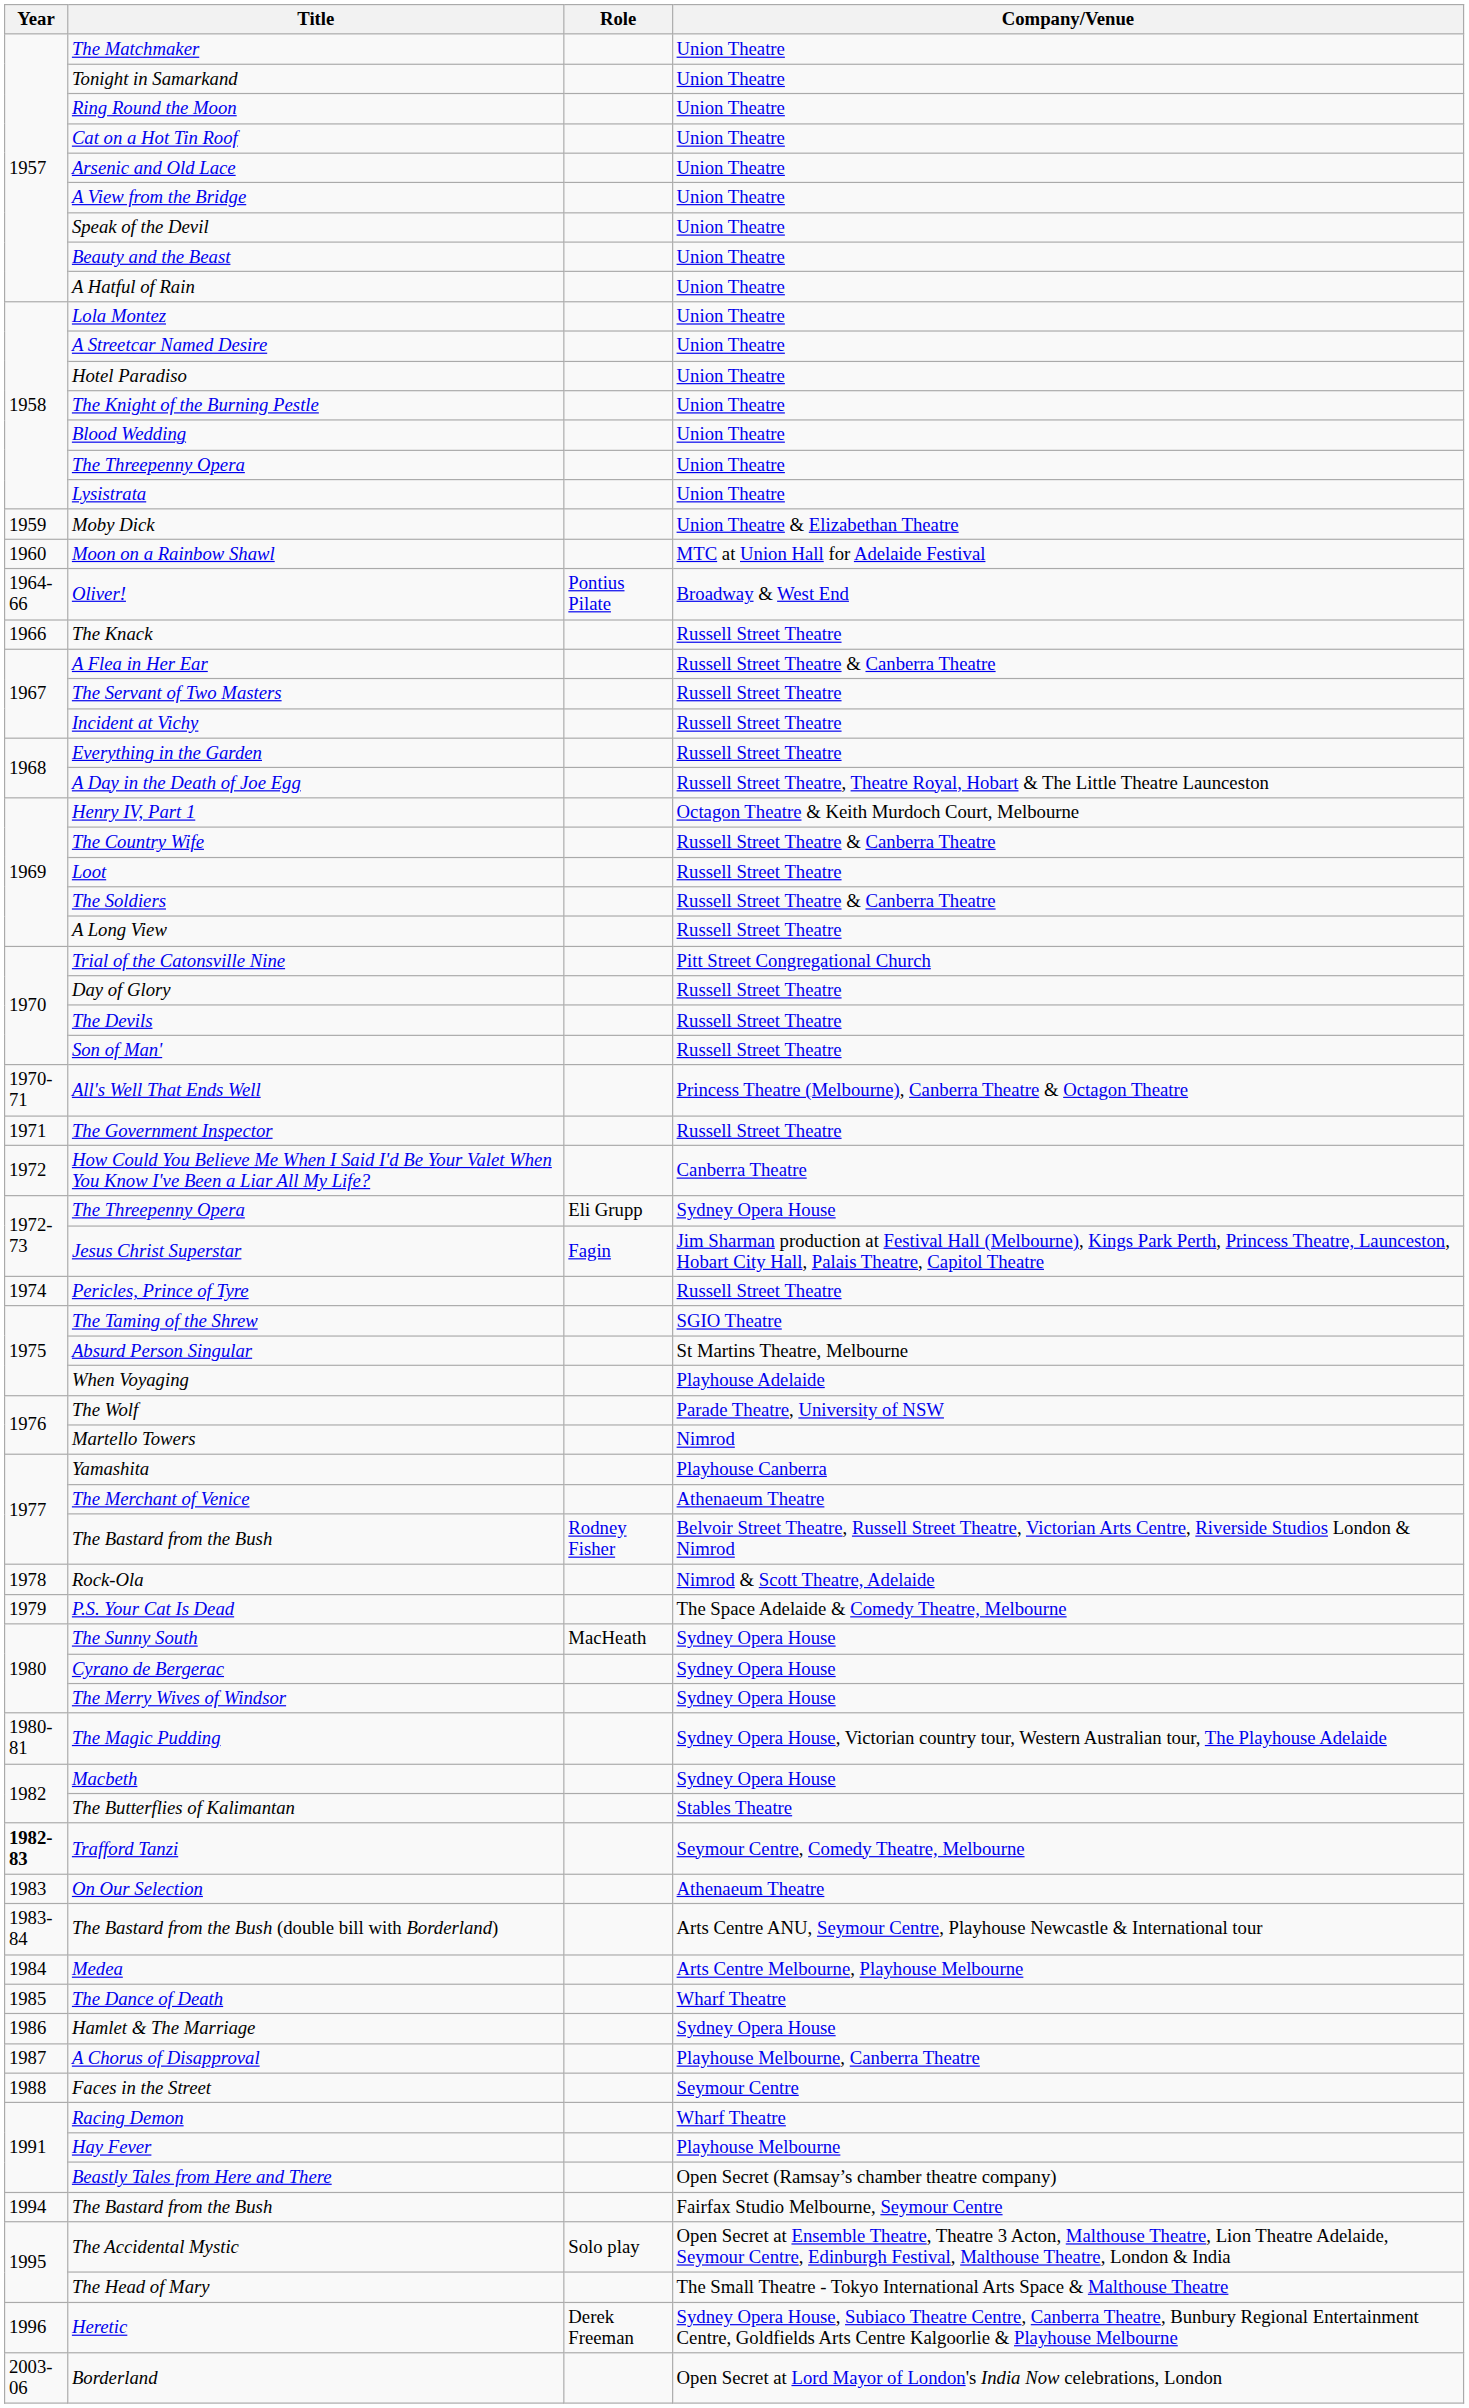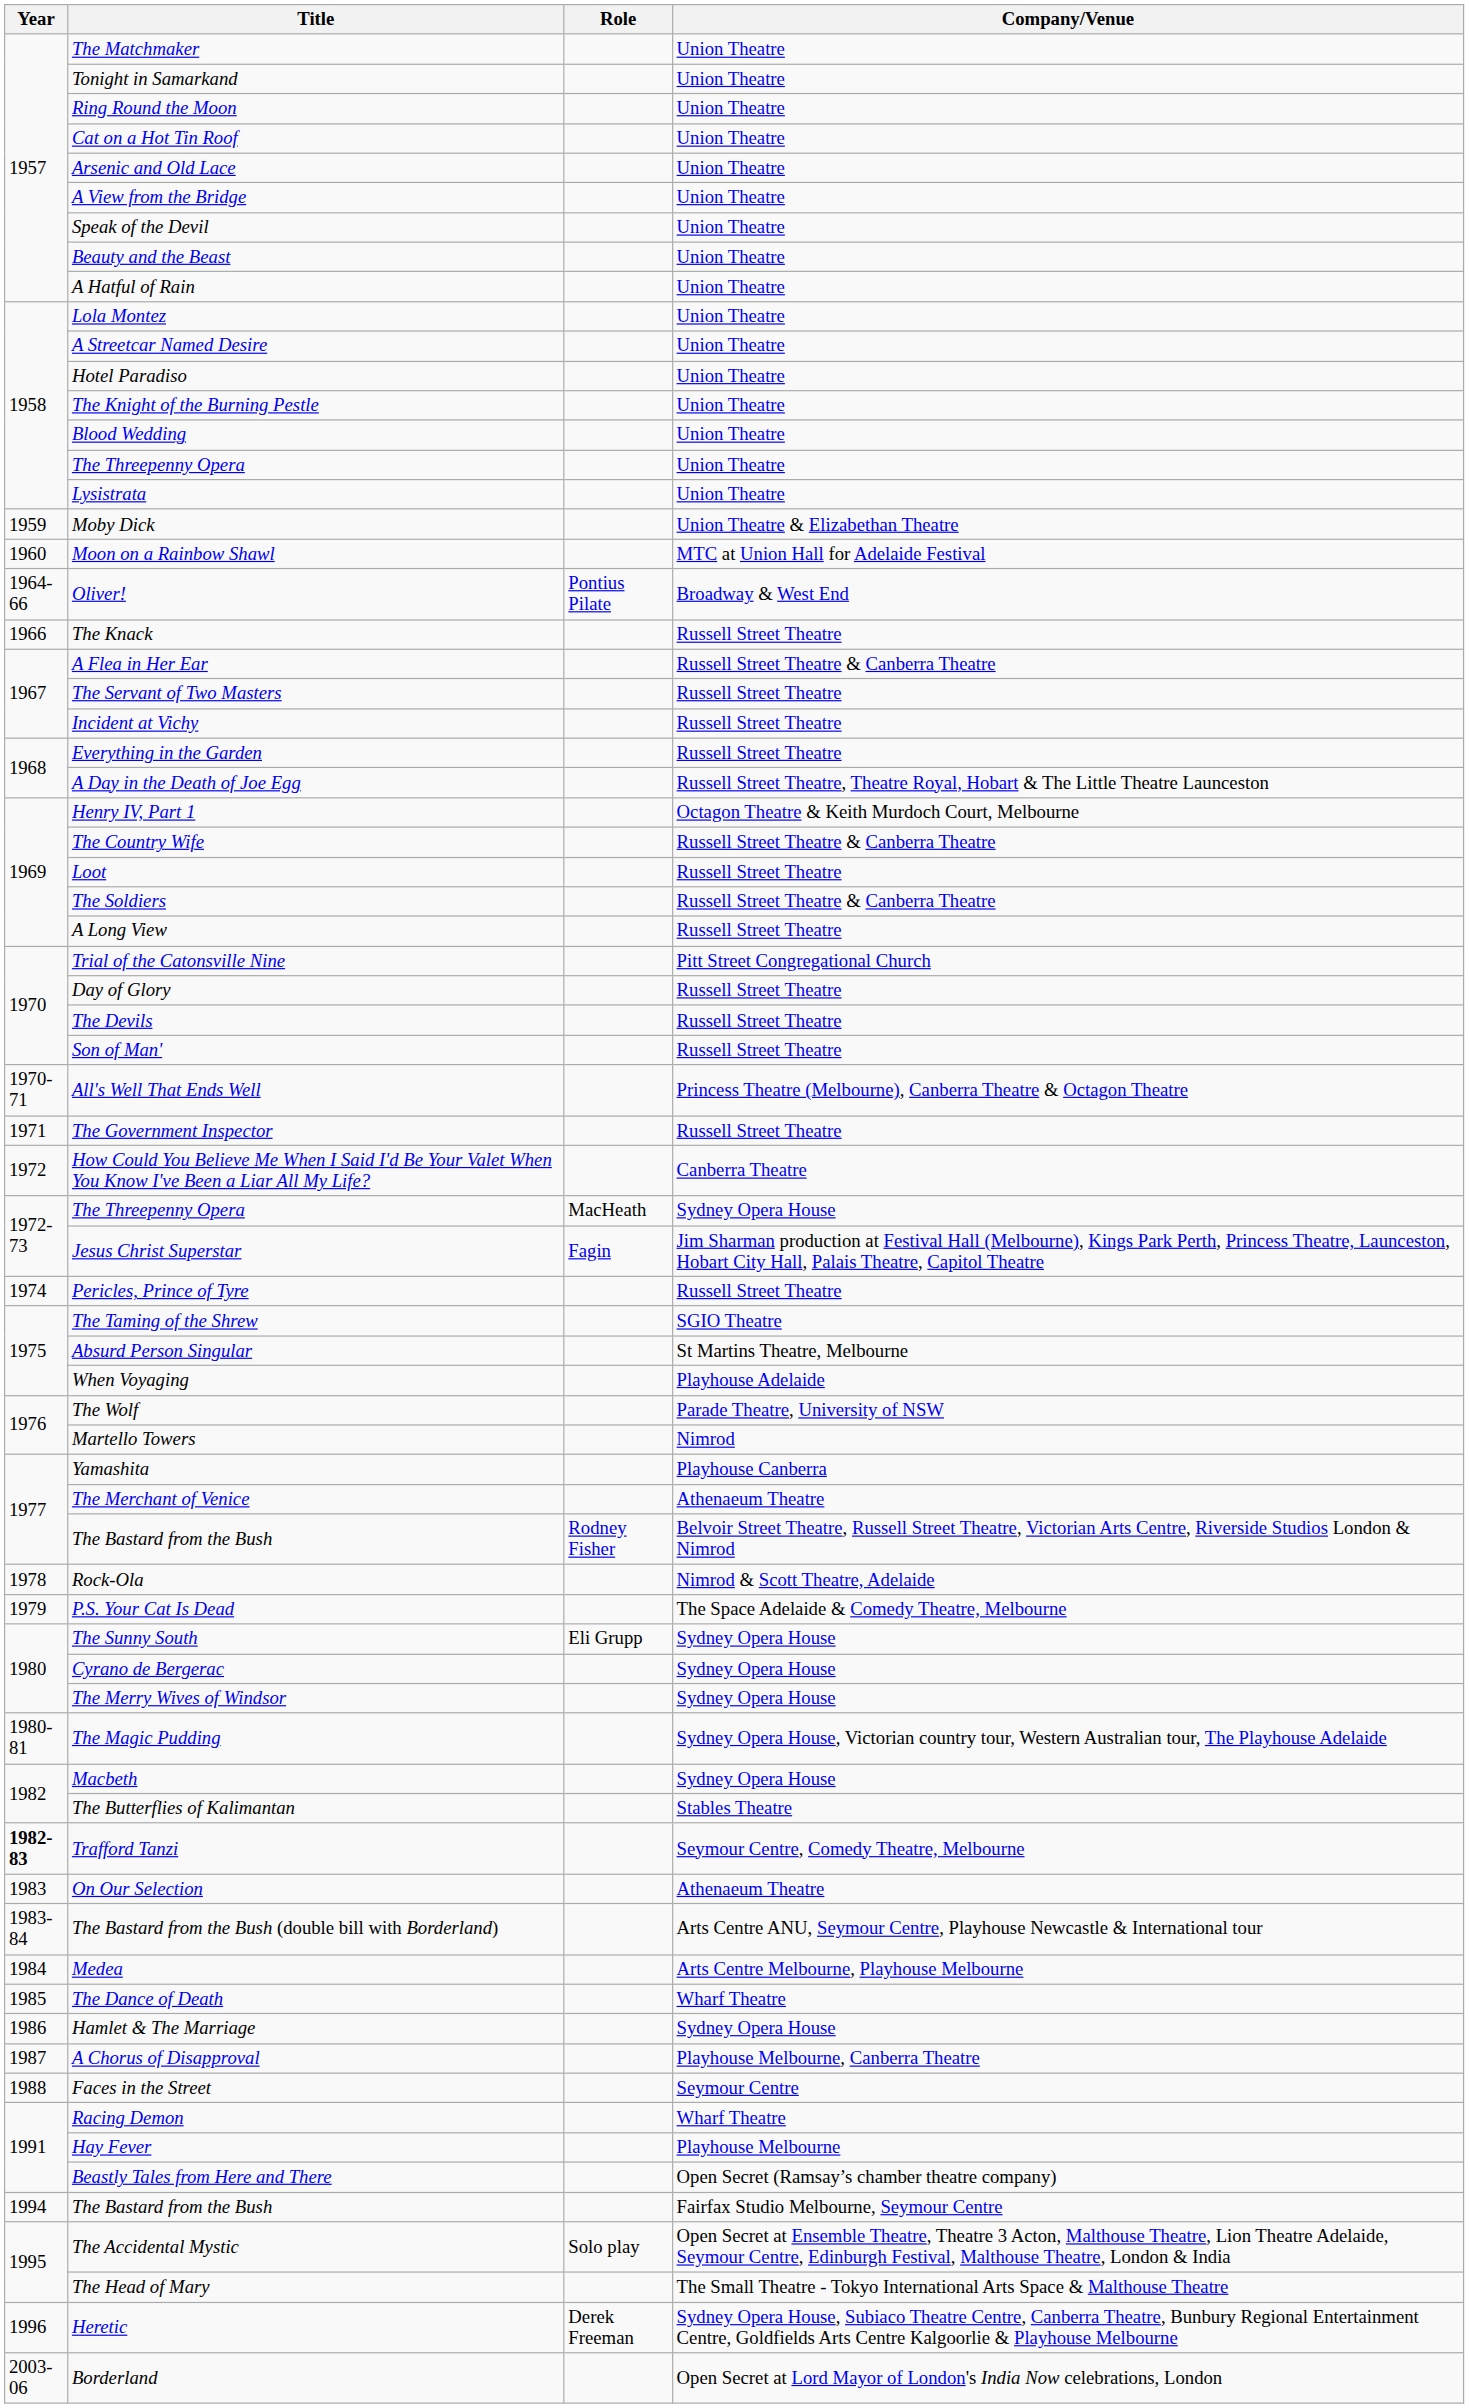(605, 1210) Eli Grupp -> (607, 1210) MacHeath
(607, 1638) MacHeath -> (605, 1638) Eli Grupp
